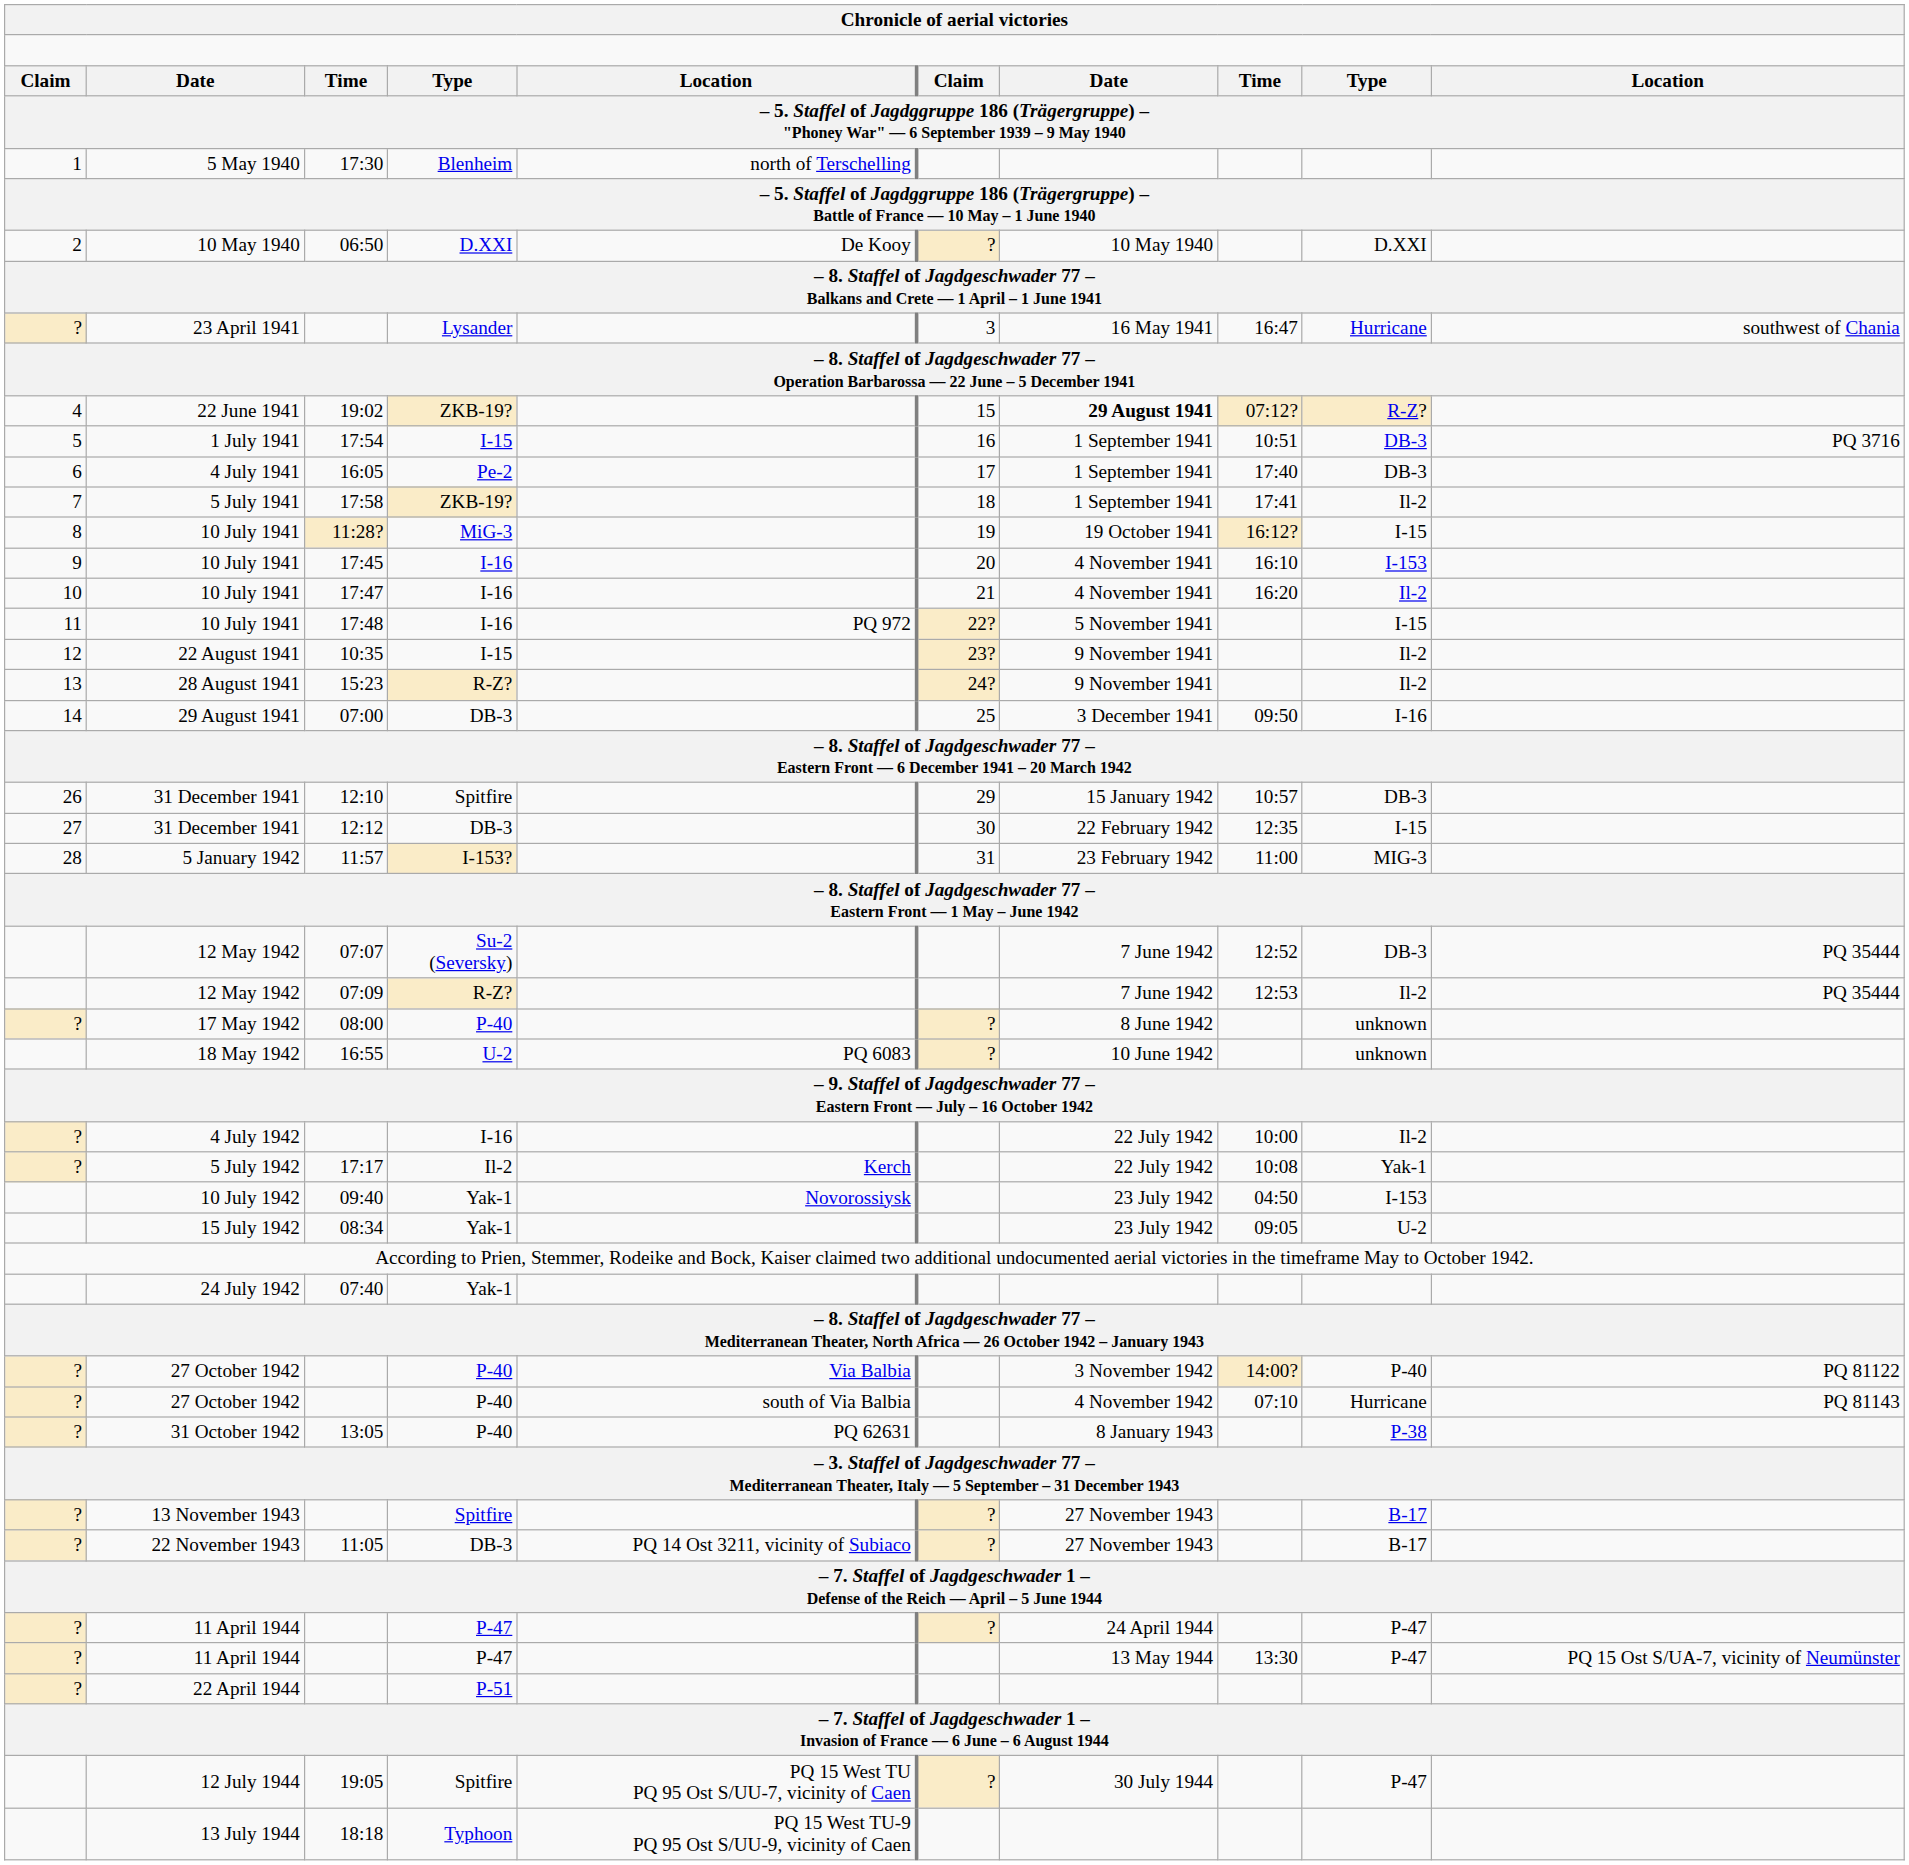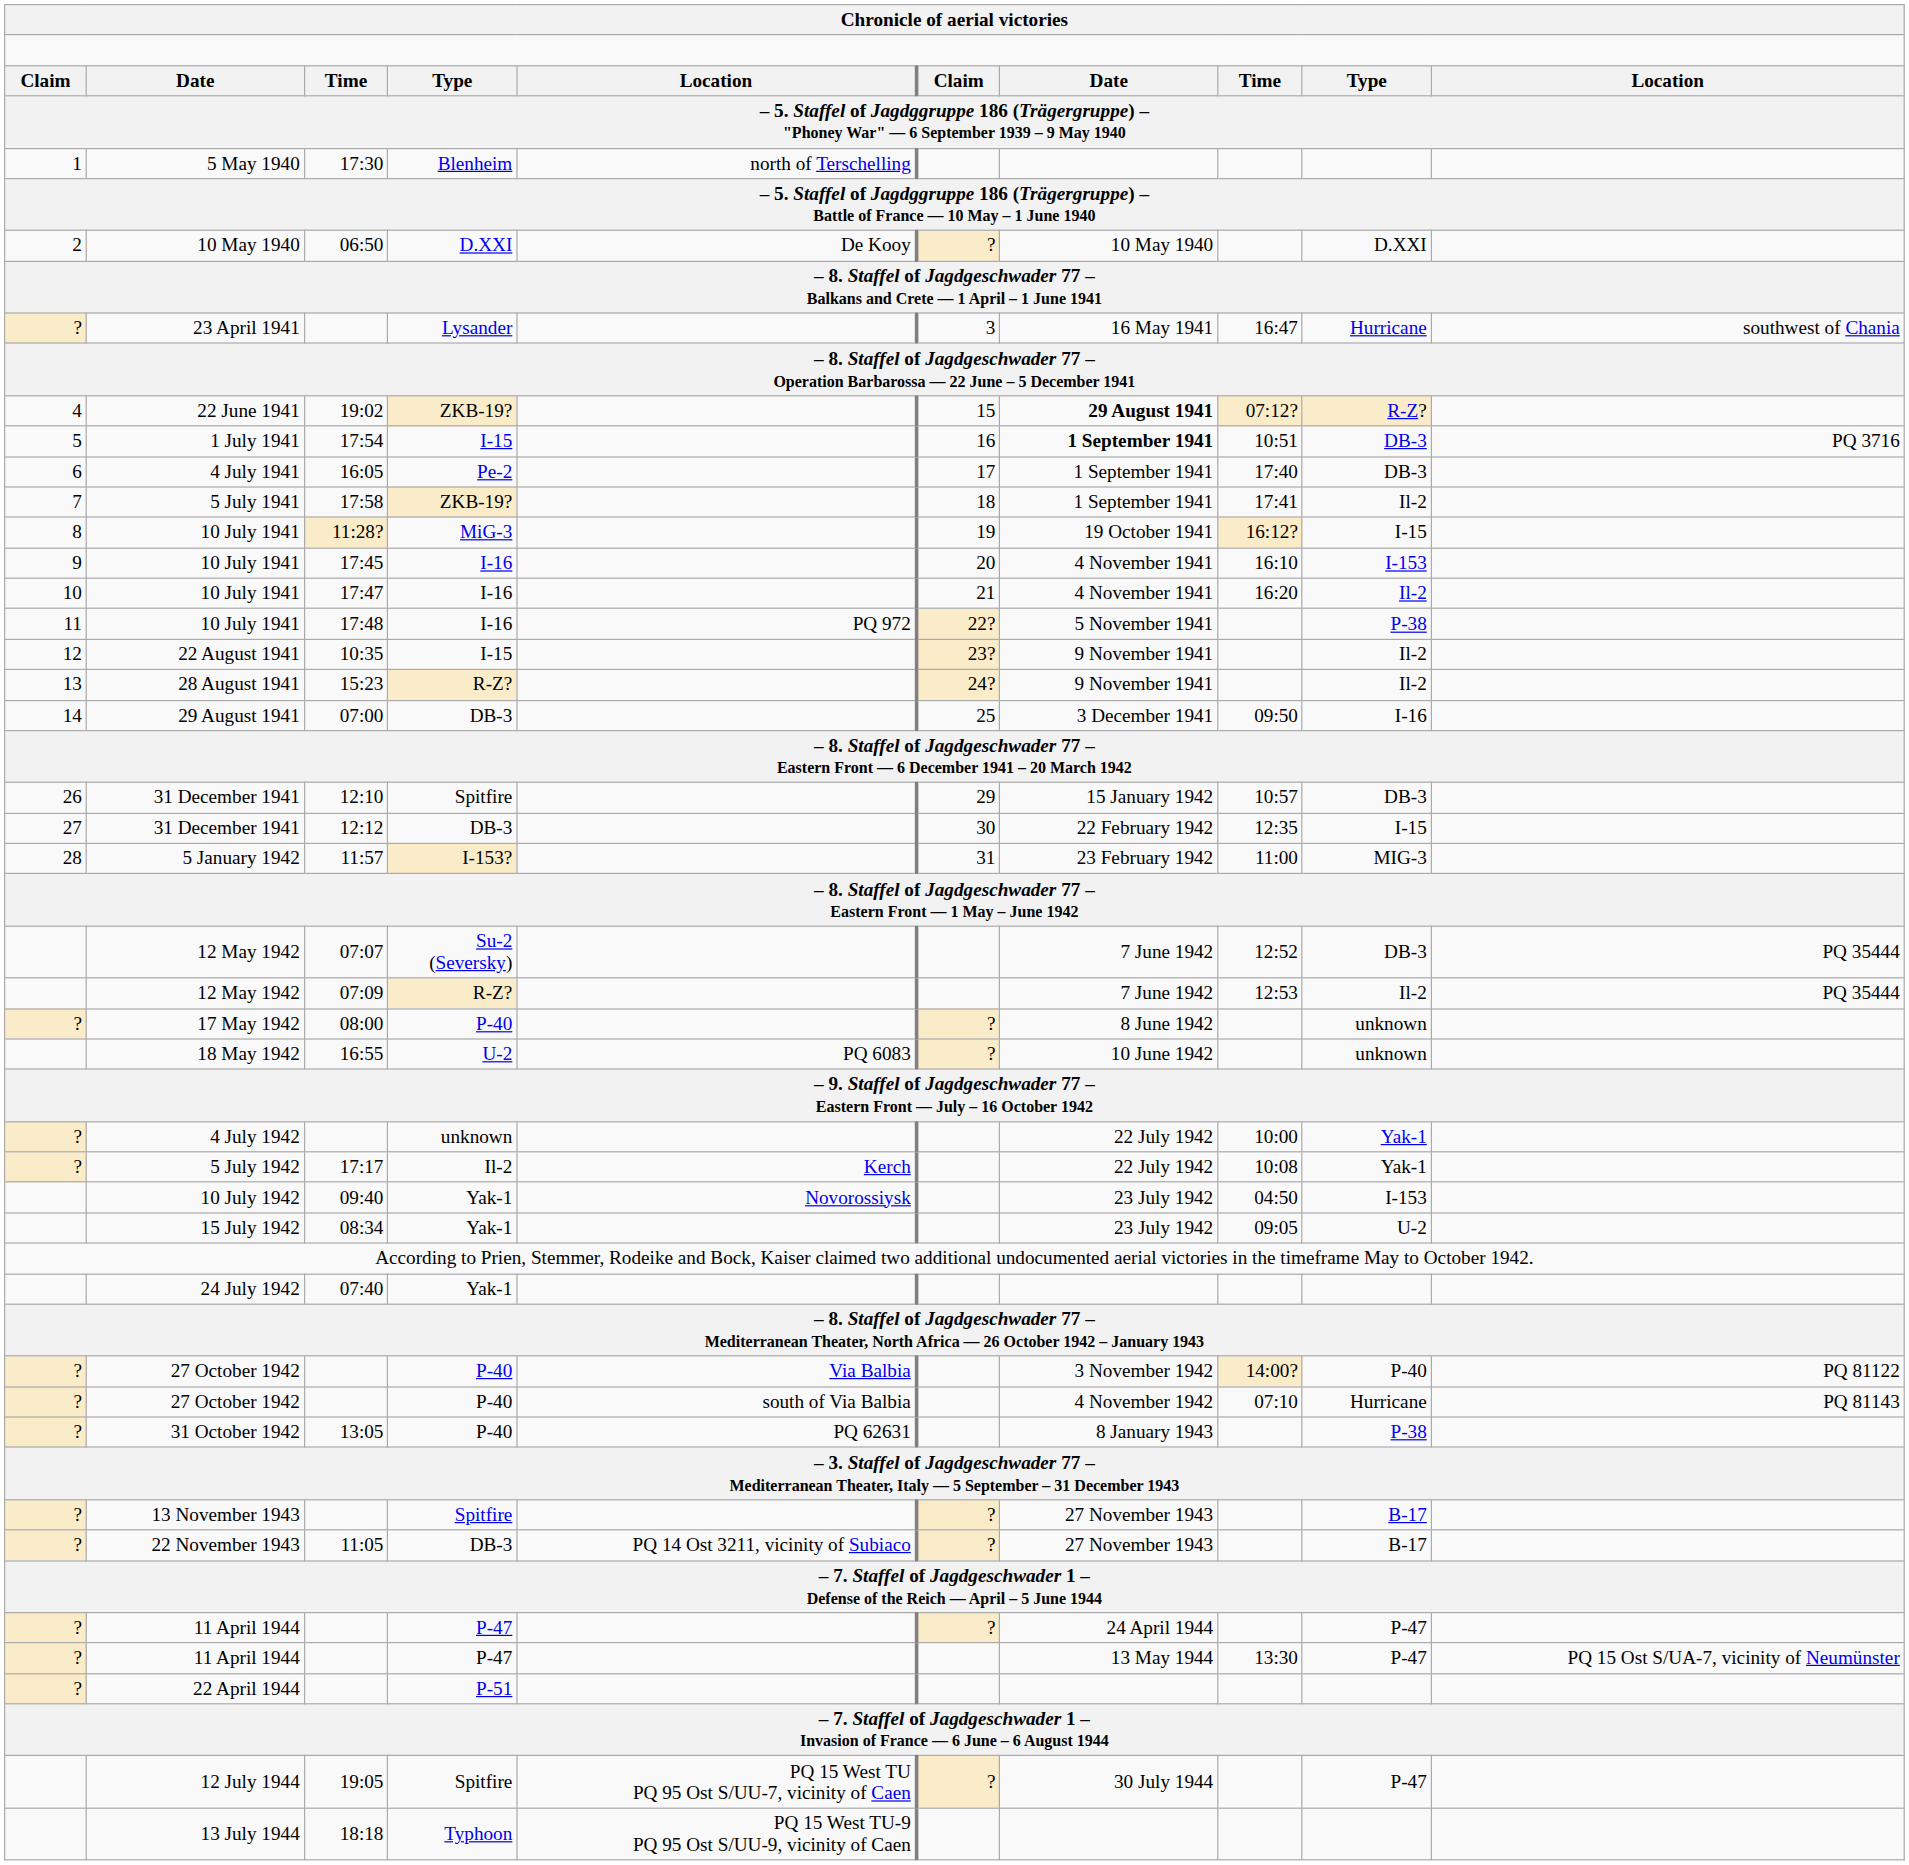(1143, 441) normal -> (1140, 441) bold
(1411, 623) I-15 -> (1409, 623) P-38
(496, 1136) I-16 -> (477, 1136) unknown
(1413, 1136) Il-2 -> (1404, 1136) Yak-1
